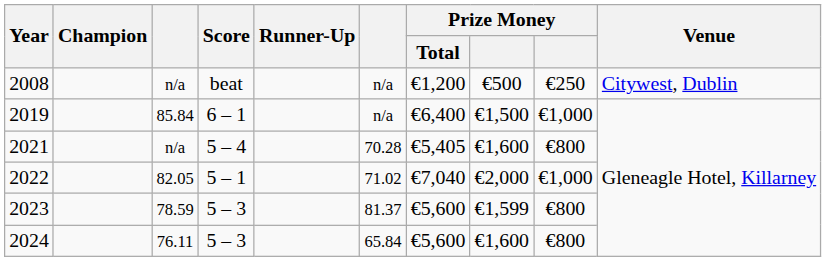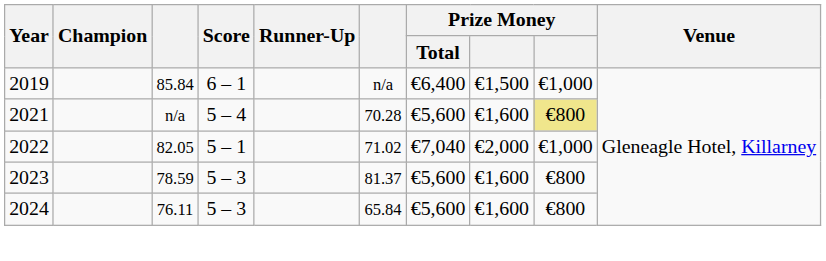- row: (29, 83)
(438, 146) €5,405 -> (438, 114) €5,600
(565, 146) no background -> (565, 114) khaki background
(502, 209) €1,599 -> (502, 177) €1,600
